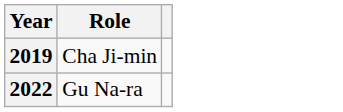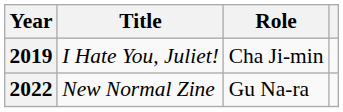+ column: (141, 21)
